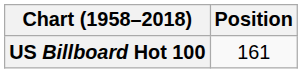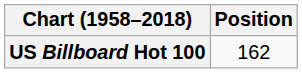(254, 51) 161 -> (254, 51) 162
